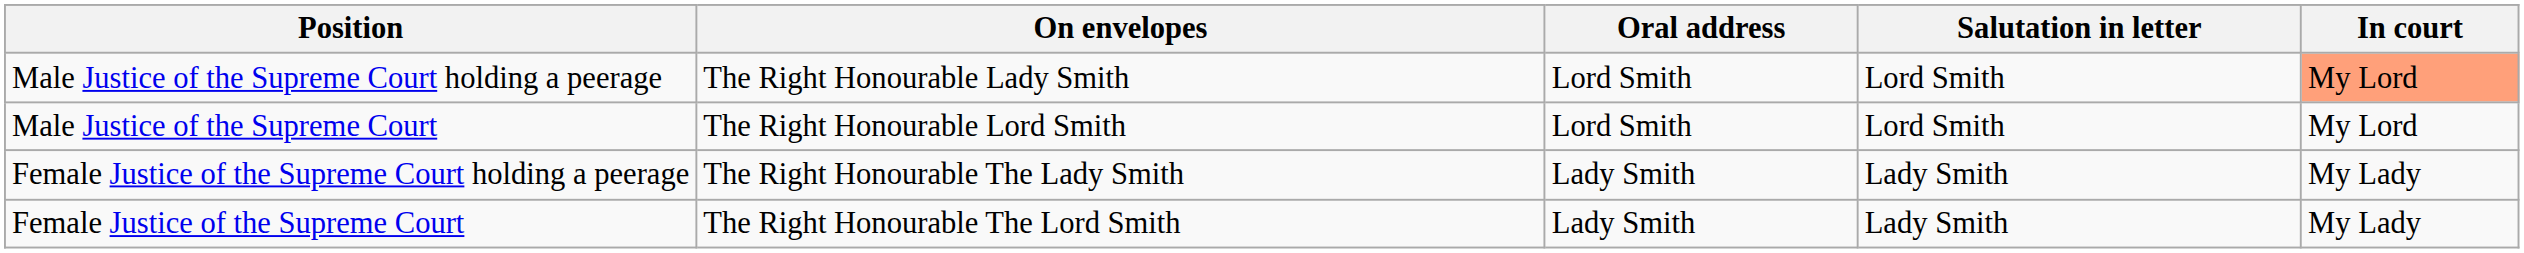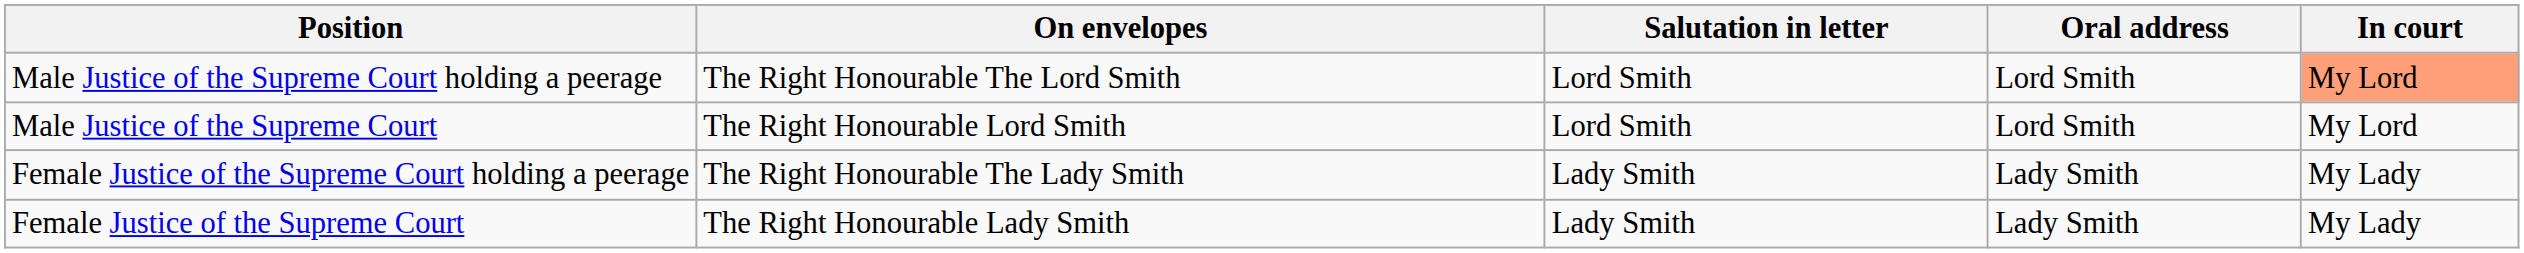columns swapped: (2079, 28) <-> (1701, 28)
(916, 77) The Right Honourable Lady Smith -> (942, 77) The Right Honourable The Lord Smith
(942, 222) The Right Honourable The Lord Smith -> (916, 222) The Right Honourable Lady Smith
